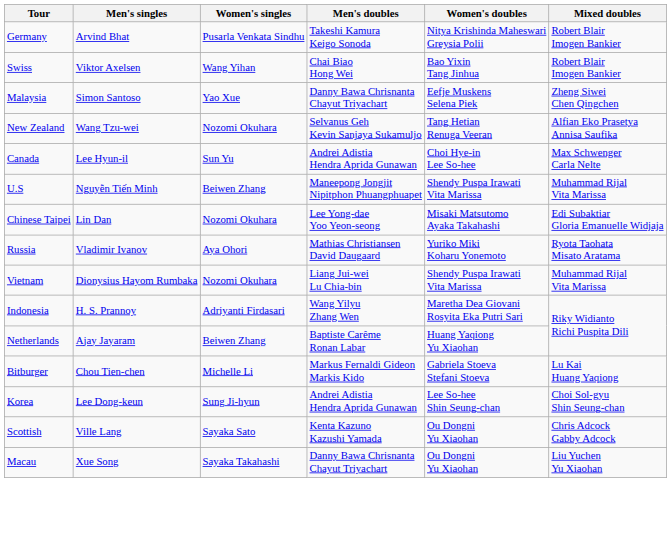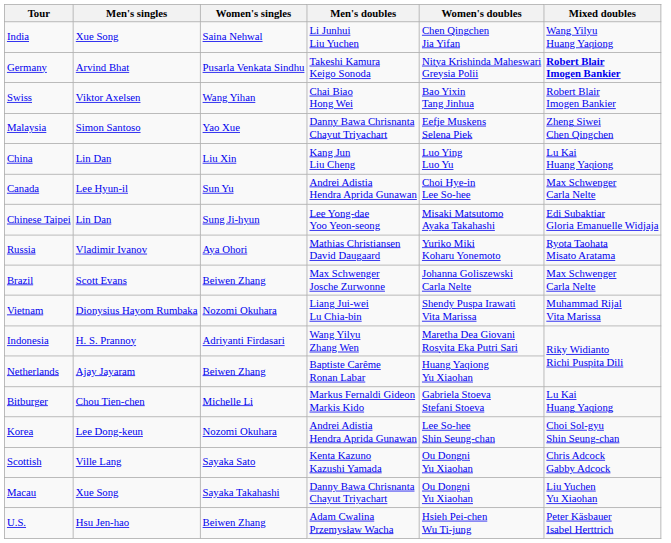+ row: (18, 37)
(586, 37) normal -> (583, 67) bold
- row: (36, 128)
+ row: (20, 158)
- row: (15, 188)
(240, 219) Nozomi Okuhara -> (231, 219) Sung Ji-hyun
+ row: (20, 279)
(231, 401) Sung Ji-hyun -> (240, 431) Nozomi Okuhara
+ row: (16, 522)
